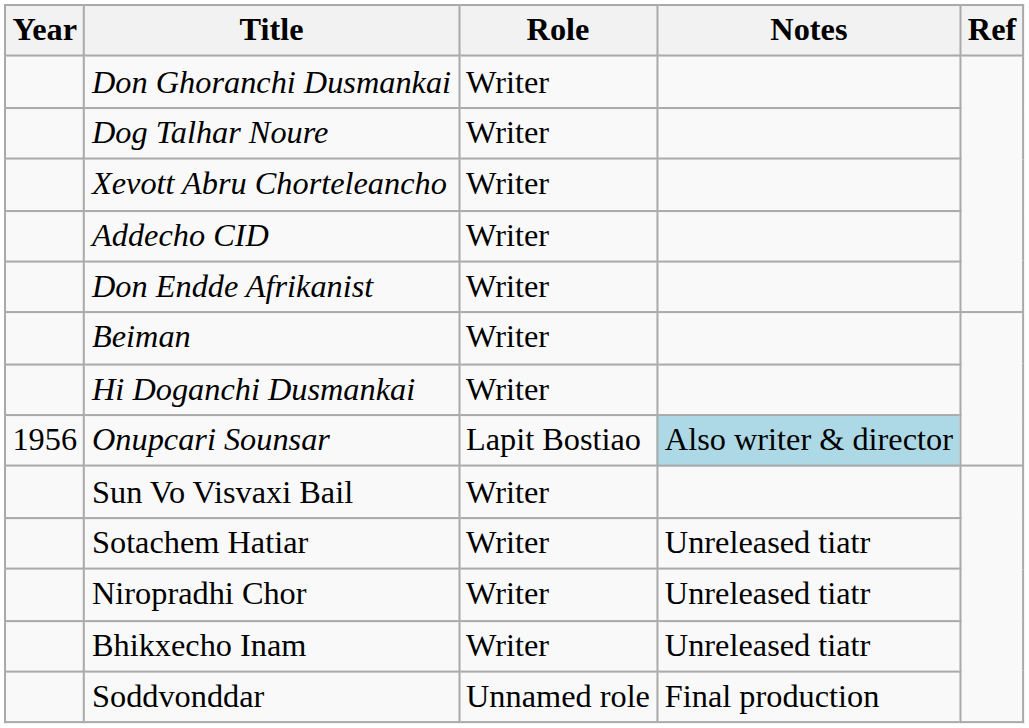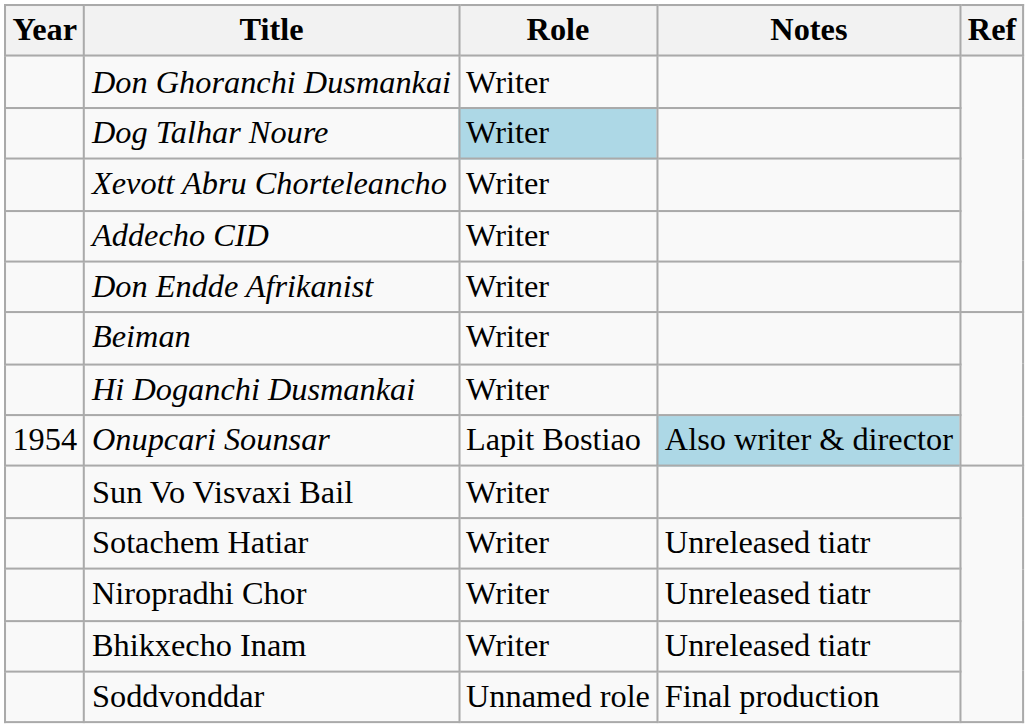(508, 132) no background -> (508, 132) lightblue background
(45, 440) 1956 -> (45, 440) 1954
